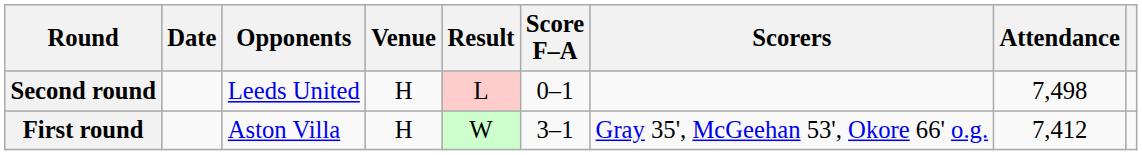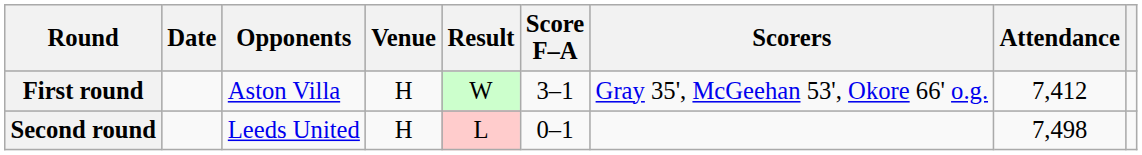rows swapped: (83, 129) <-> (83, 90)
